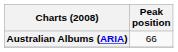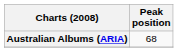(151, 39) 66 -> (151, 39) 68
